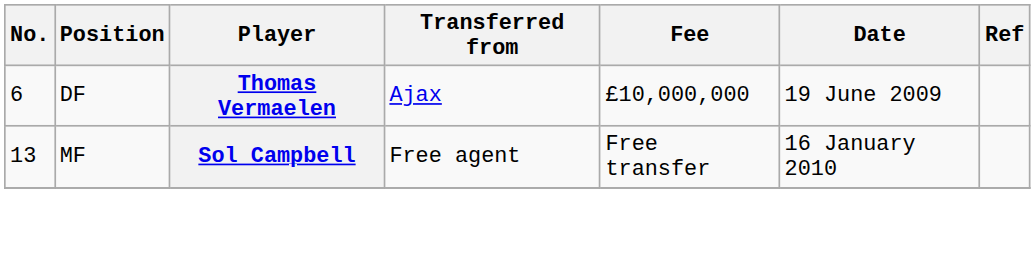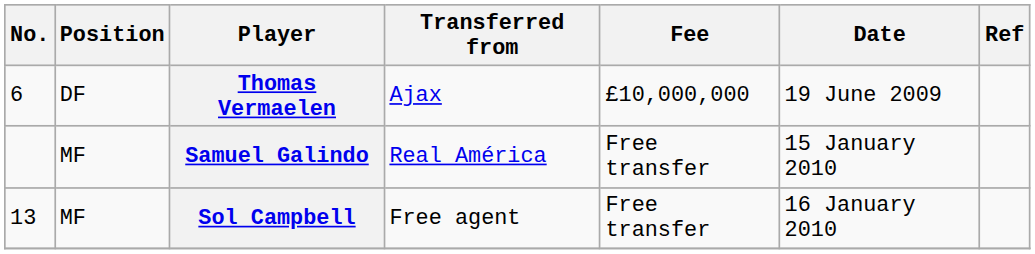+ row: (277, 157)
